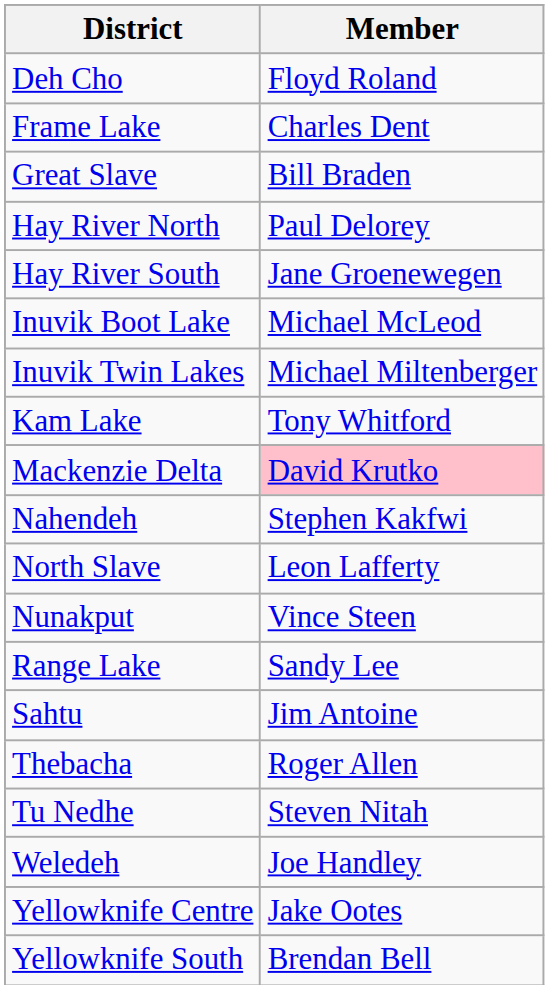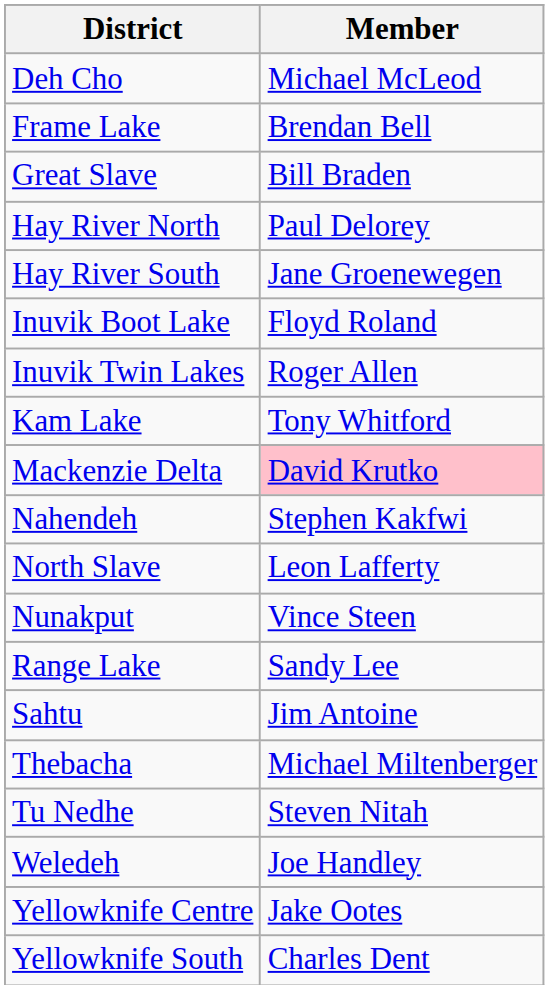(352, 77) Floyd Roland -> (374, 77) Michael McLeod
(349, 126) Charles Dent -> (350, 126) Brendan Bell
(374, 322) Michael McLeod -> (352, 322) Floyd Roland
(402, 371) Michael Miltenberger -> (343, 371) Roger Allen
(343, 763) Roger Allen -> (402, 763) Michael Miltenberger
(350, 959) Brendan Bell -> (349, 959) Charles Dent
